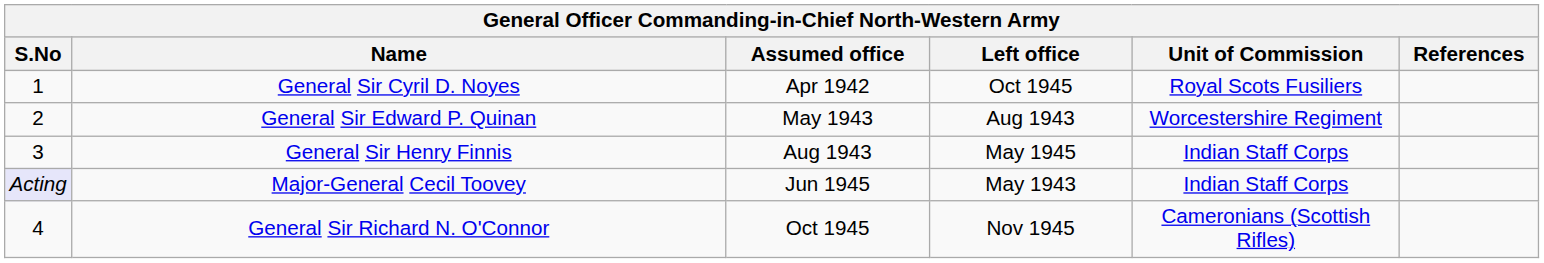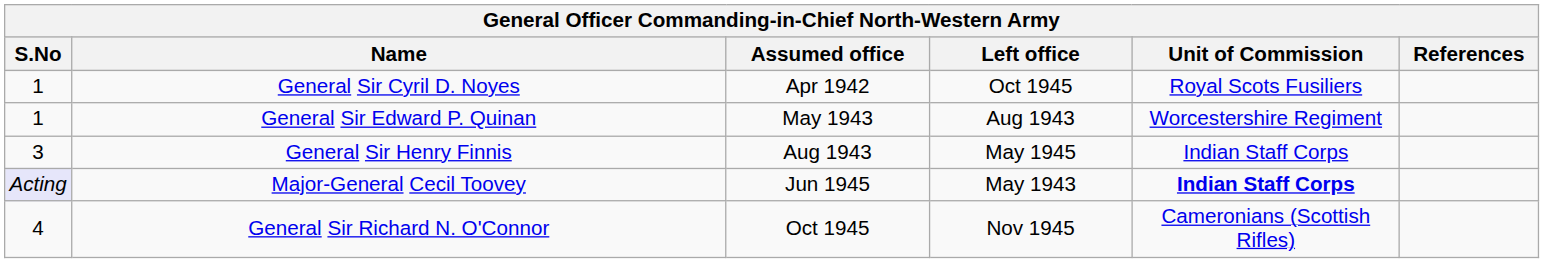(38, 119) 2 -> (38, 119) 1
(1266, 184) normal -> (1266, 184) bold
